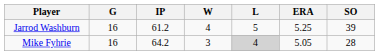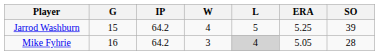(113, 27) 16 -> (113, 27) 15
(160, 27) 61.2 -> (160, 27) 64.2
